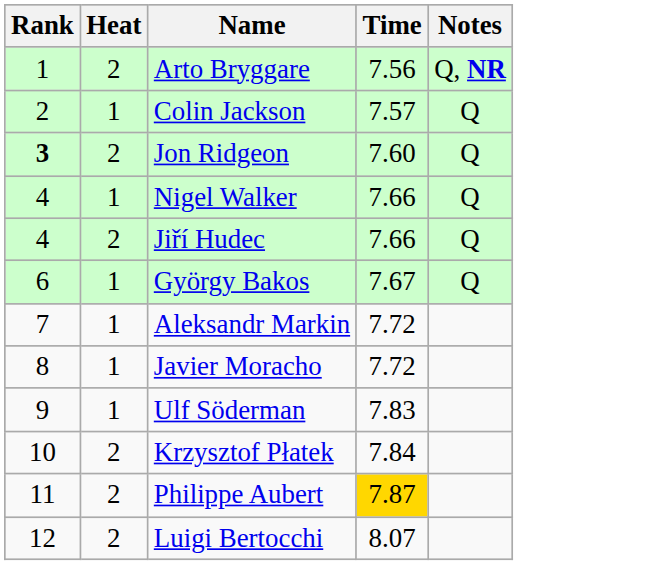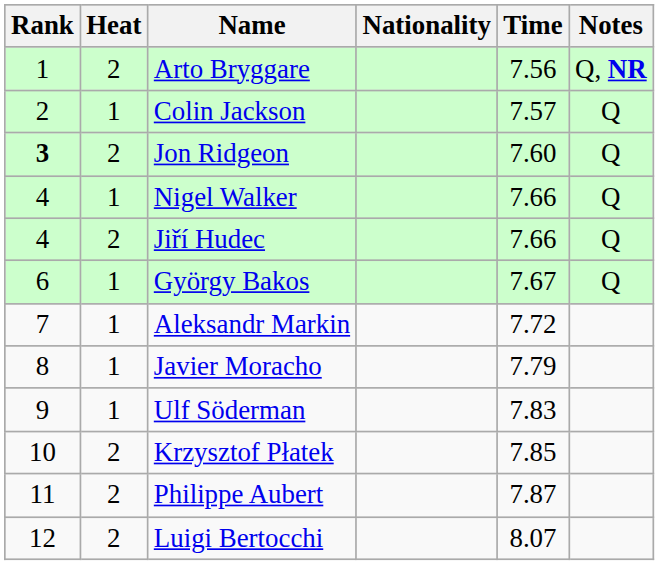+ column: (427, 25)
(392, 366) 7.72 -> (533, 366) 7.79
(392, 452) 7.84 -> (533, 452) 7.85
(392, 494) gold background -> (533, 494) no background
